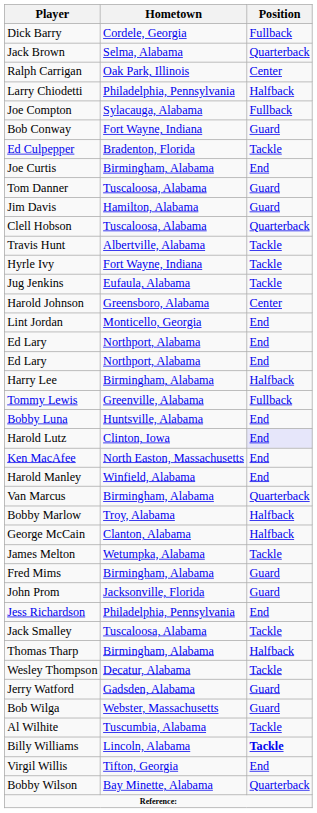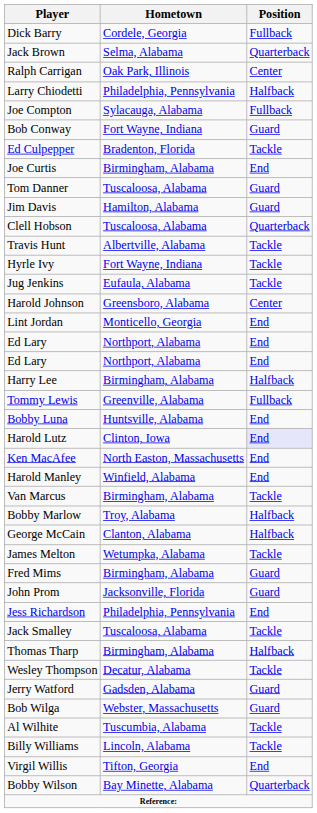(280, 496) Quarterback -> (266, 496) Tackle
(267, 746) bold -> (266, 746) normal
